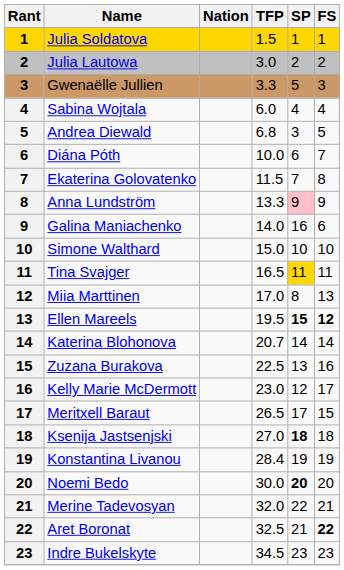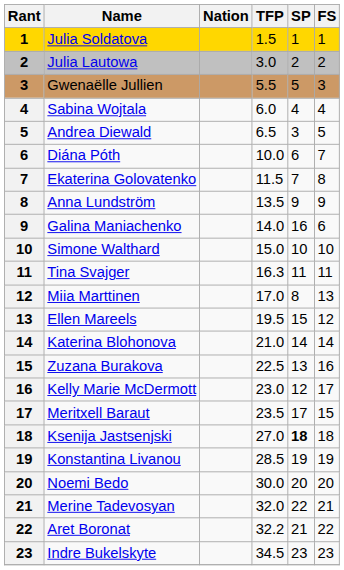(266, 86) 3.3 -> (266, 86) 5.5
(266, 132) 6.8 -> (266, 132) 6.5
(270, 202) 13.3 -> (270, 202) 13.5
(295, 202) pink background -> (295, 202) no background
(270, 272) 16.5 -> (270, 272) 16.3
(299, 272) gold background -> (299, 272) no background
(299, 319) bold -> (299, 319) normal
(326, 319) bold -> (326, 319) normal
(270, 343) 20.7 -> (270, 343) 21.0
(270, 413) 26.5 -> (270, 413) 23.5
(270, 459) 28.4 -> (270, 459) 28.5
(299, 483) bold -> (299, 483) normal
(270, 529) 32.5 -> (270, 529) 32.2
(326, 529) bold -> (326, 529) normal
